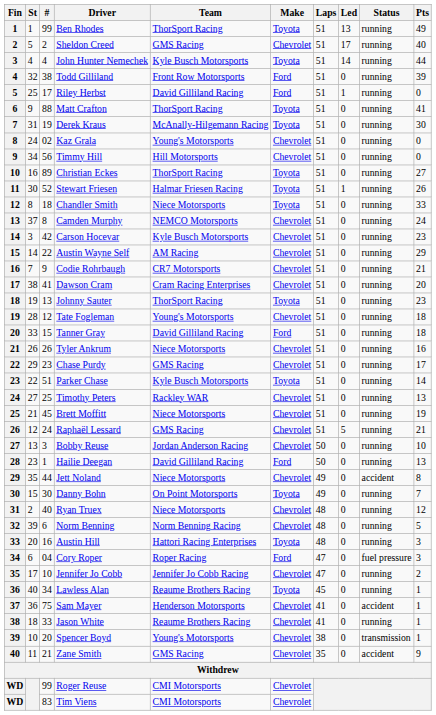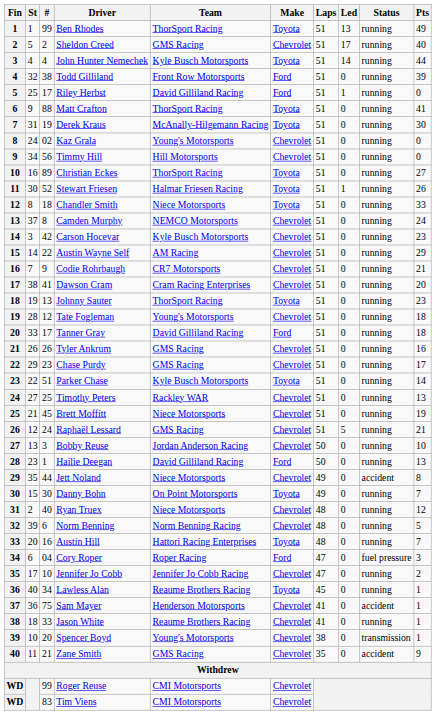(47, 333) 15 -> (47, 333) 17
(189, 349) Niece Motorsports -> (178, 349) GMS Racing
(418, 542) 3 -> (418, 542) 7
